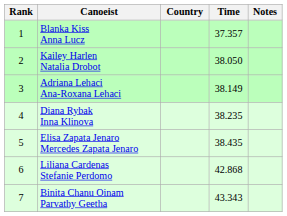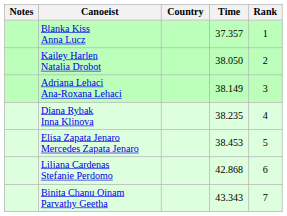columns swapped: (21, 12) <-> (265, 12)
(229, 143) 38.435 -> (229, 143) 38.453
